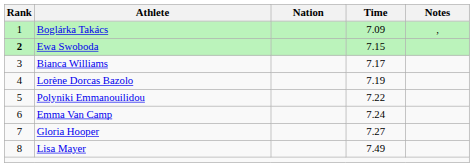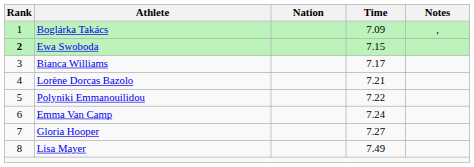(376, 81) 7.19 -> (376, 81) 7.21
